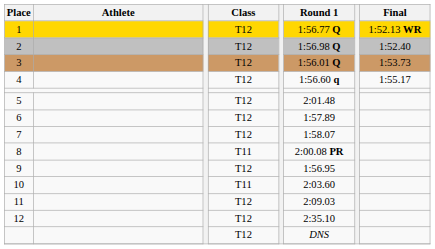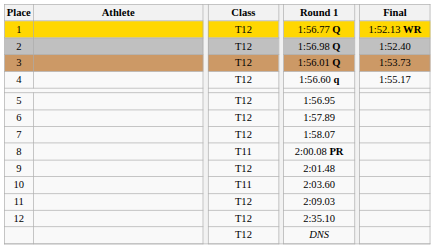(319, 101) 2:01.48 -> (319, 101) 1:56.95
(319, 168) 1:56.95 -> (319, 168) 2:01.48
